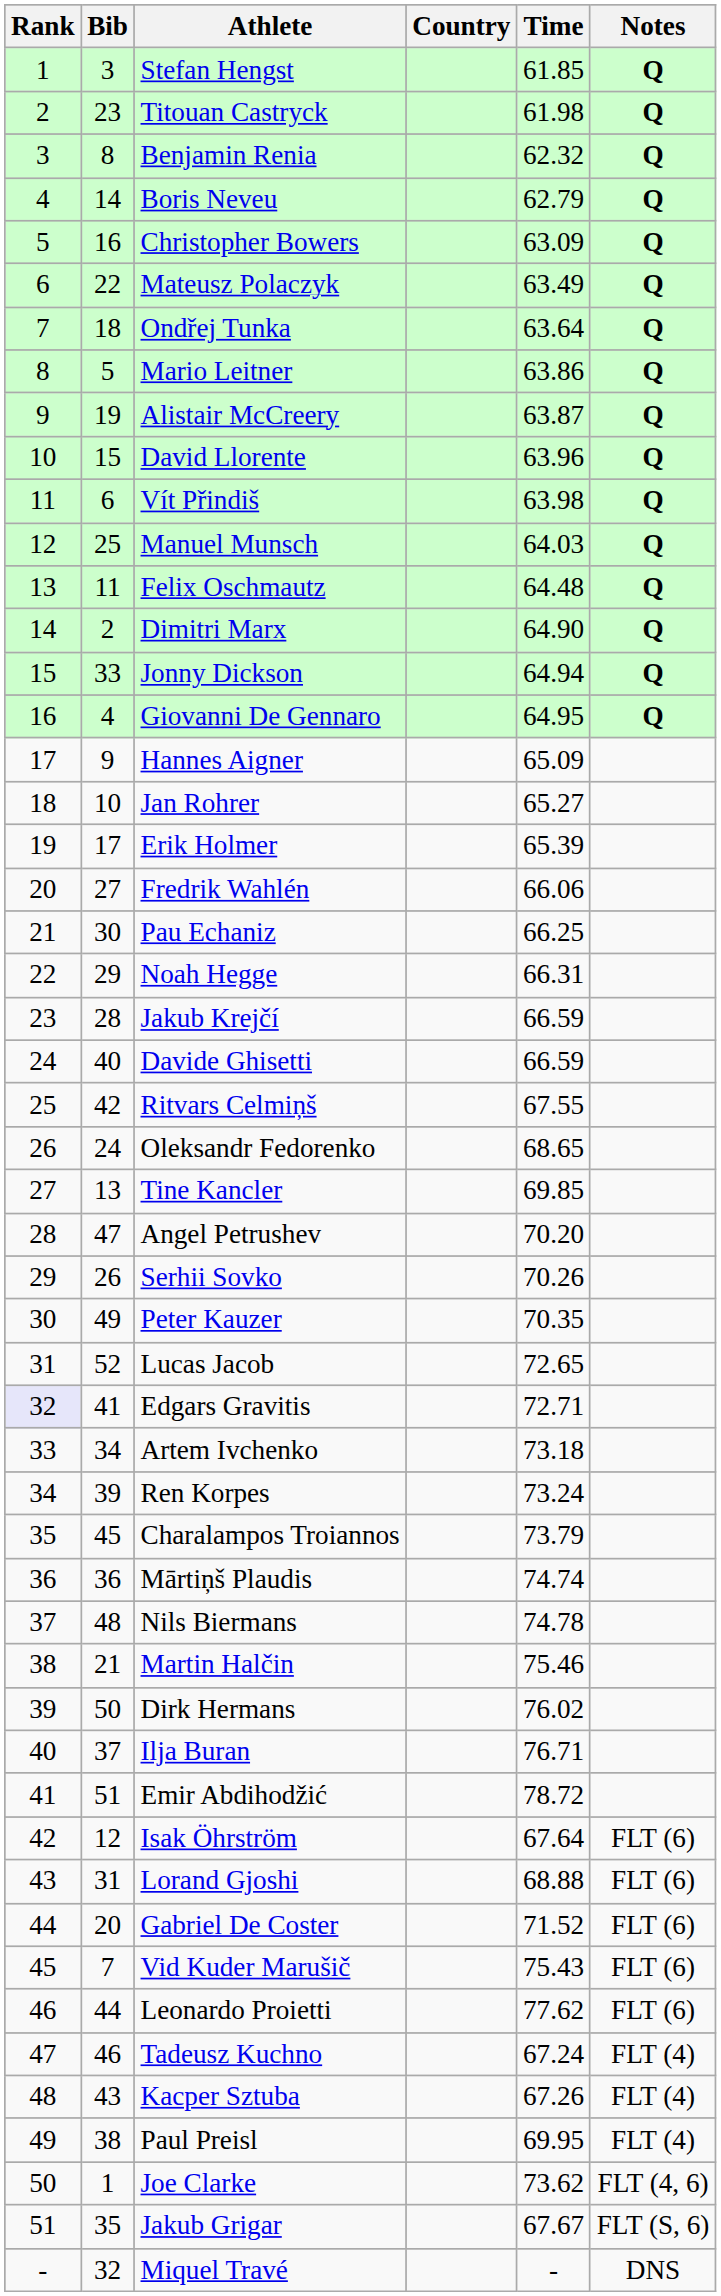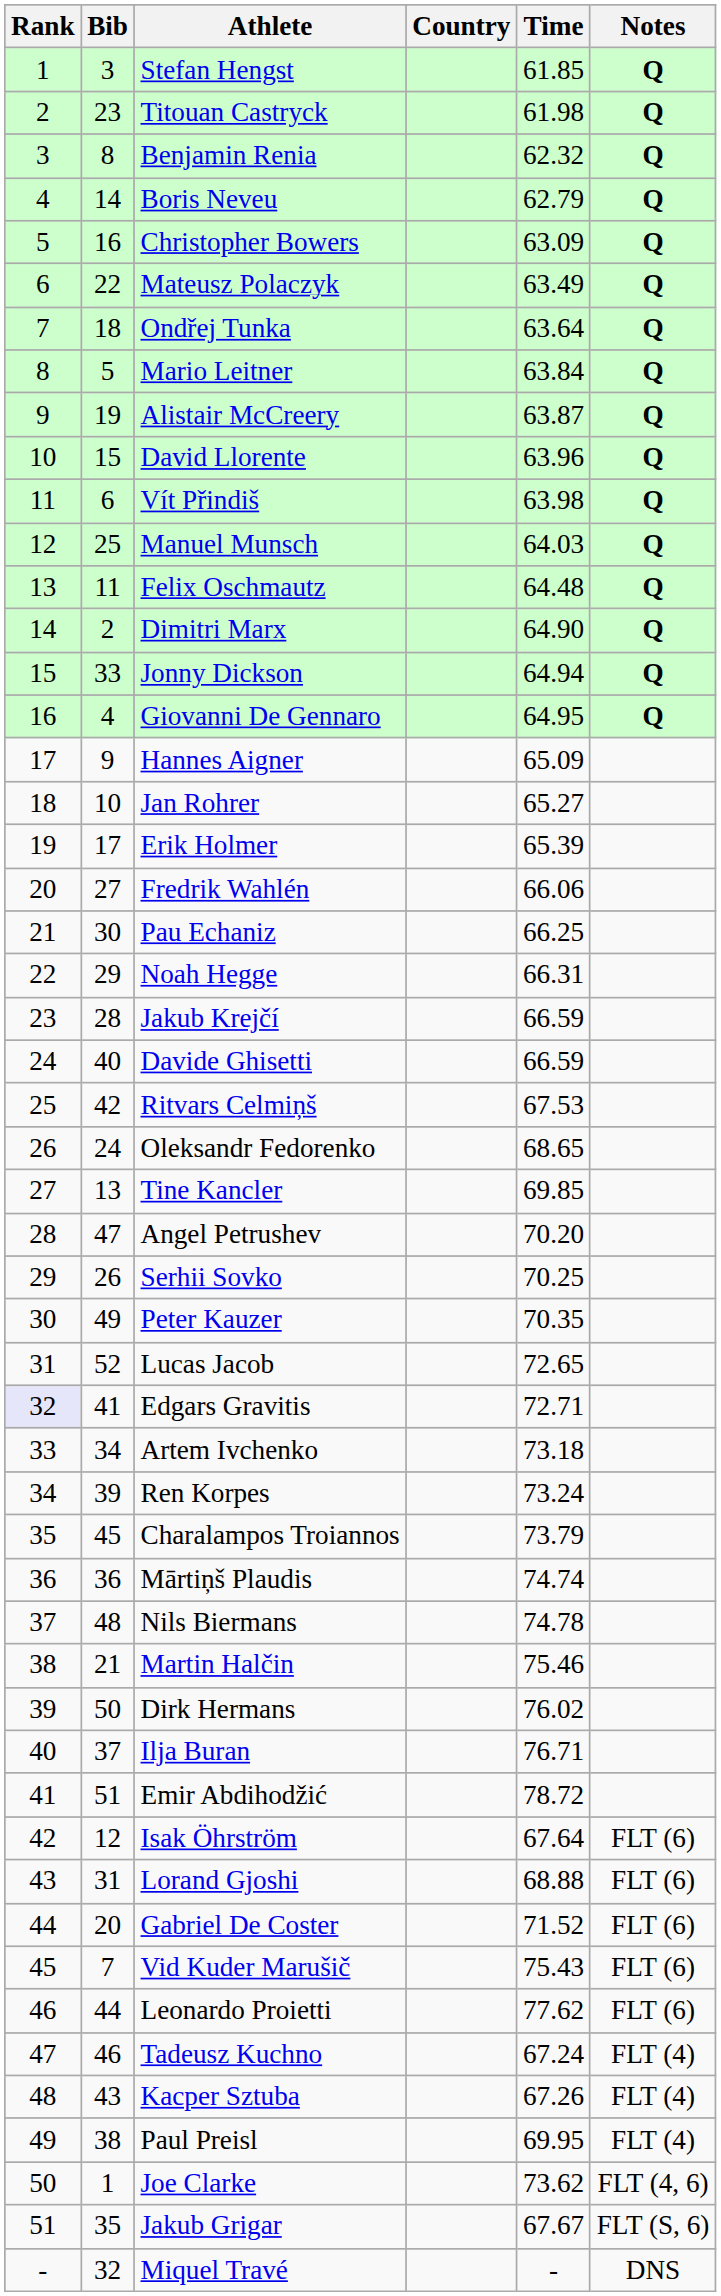(554, 371) 63.86 -> (554, 371) 63.84
(554, 1104) 67.55 -> (554, 1104) 67.53
(554, 1277) 70.26 -> (554, 1277) 70.25
